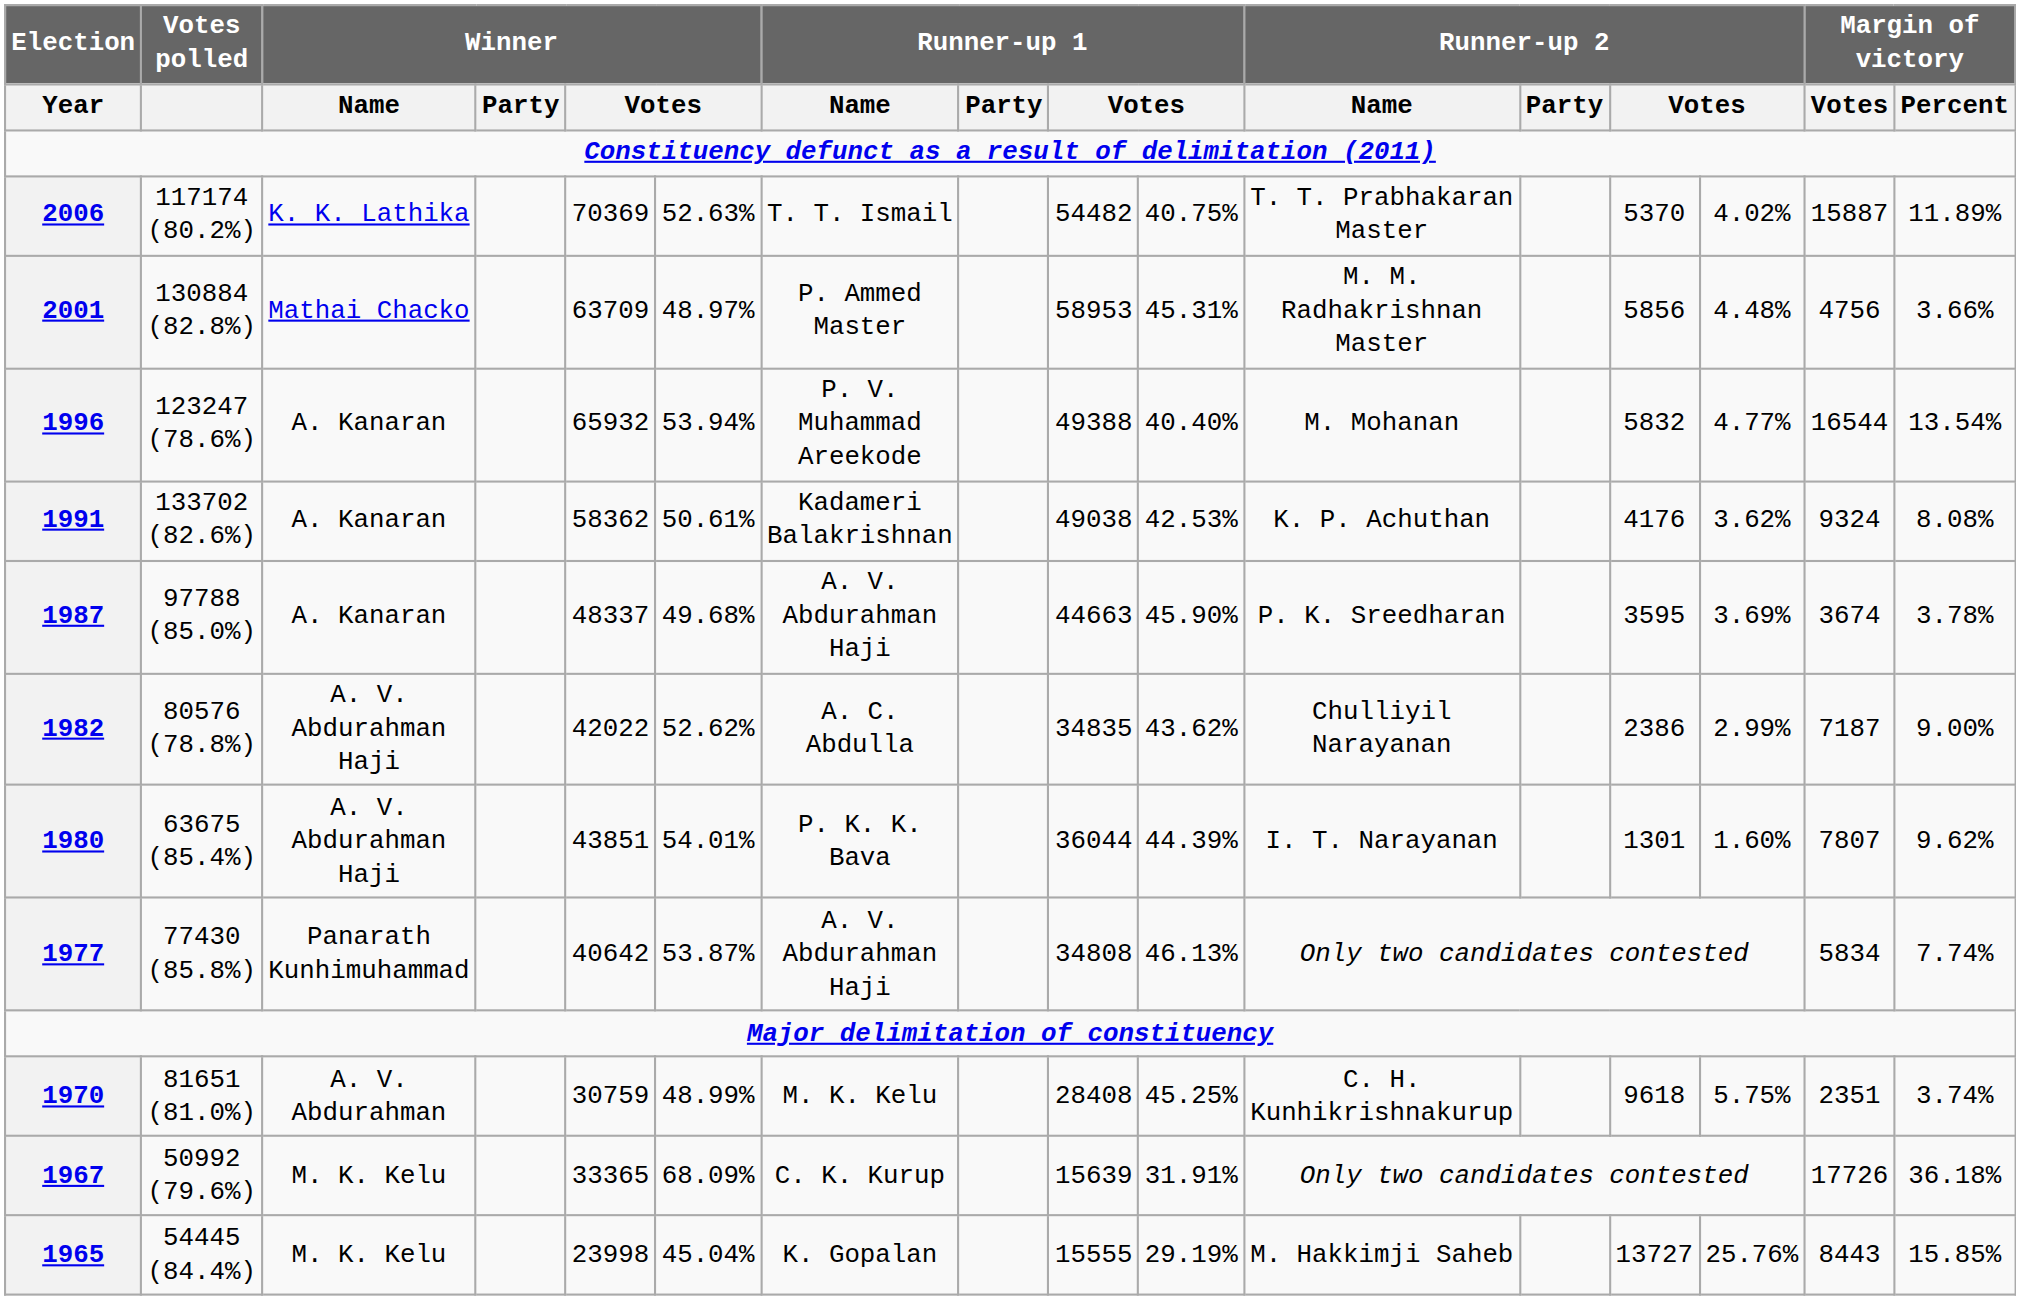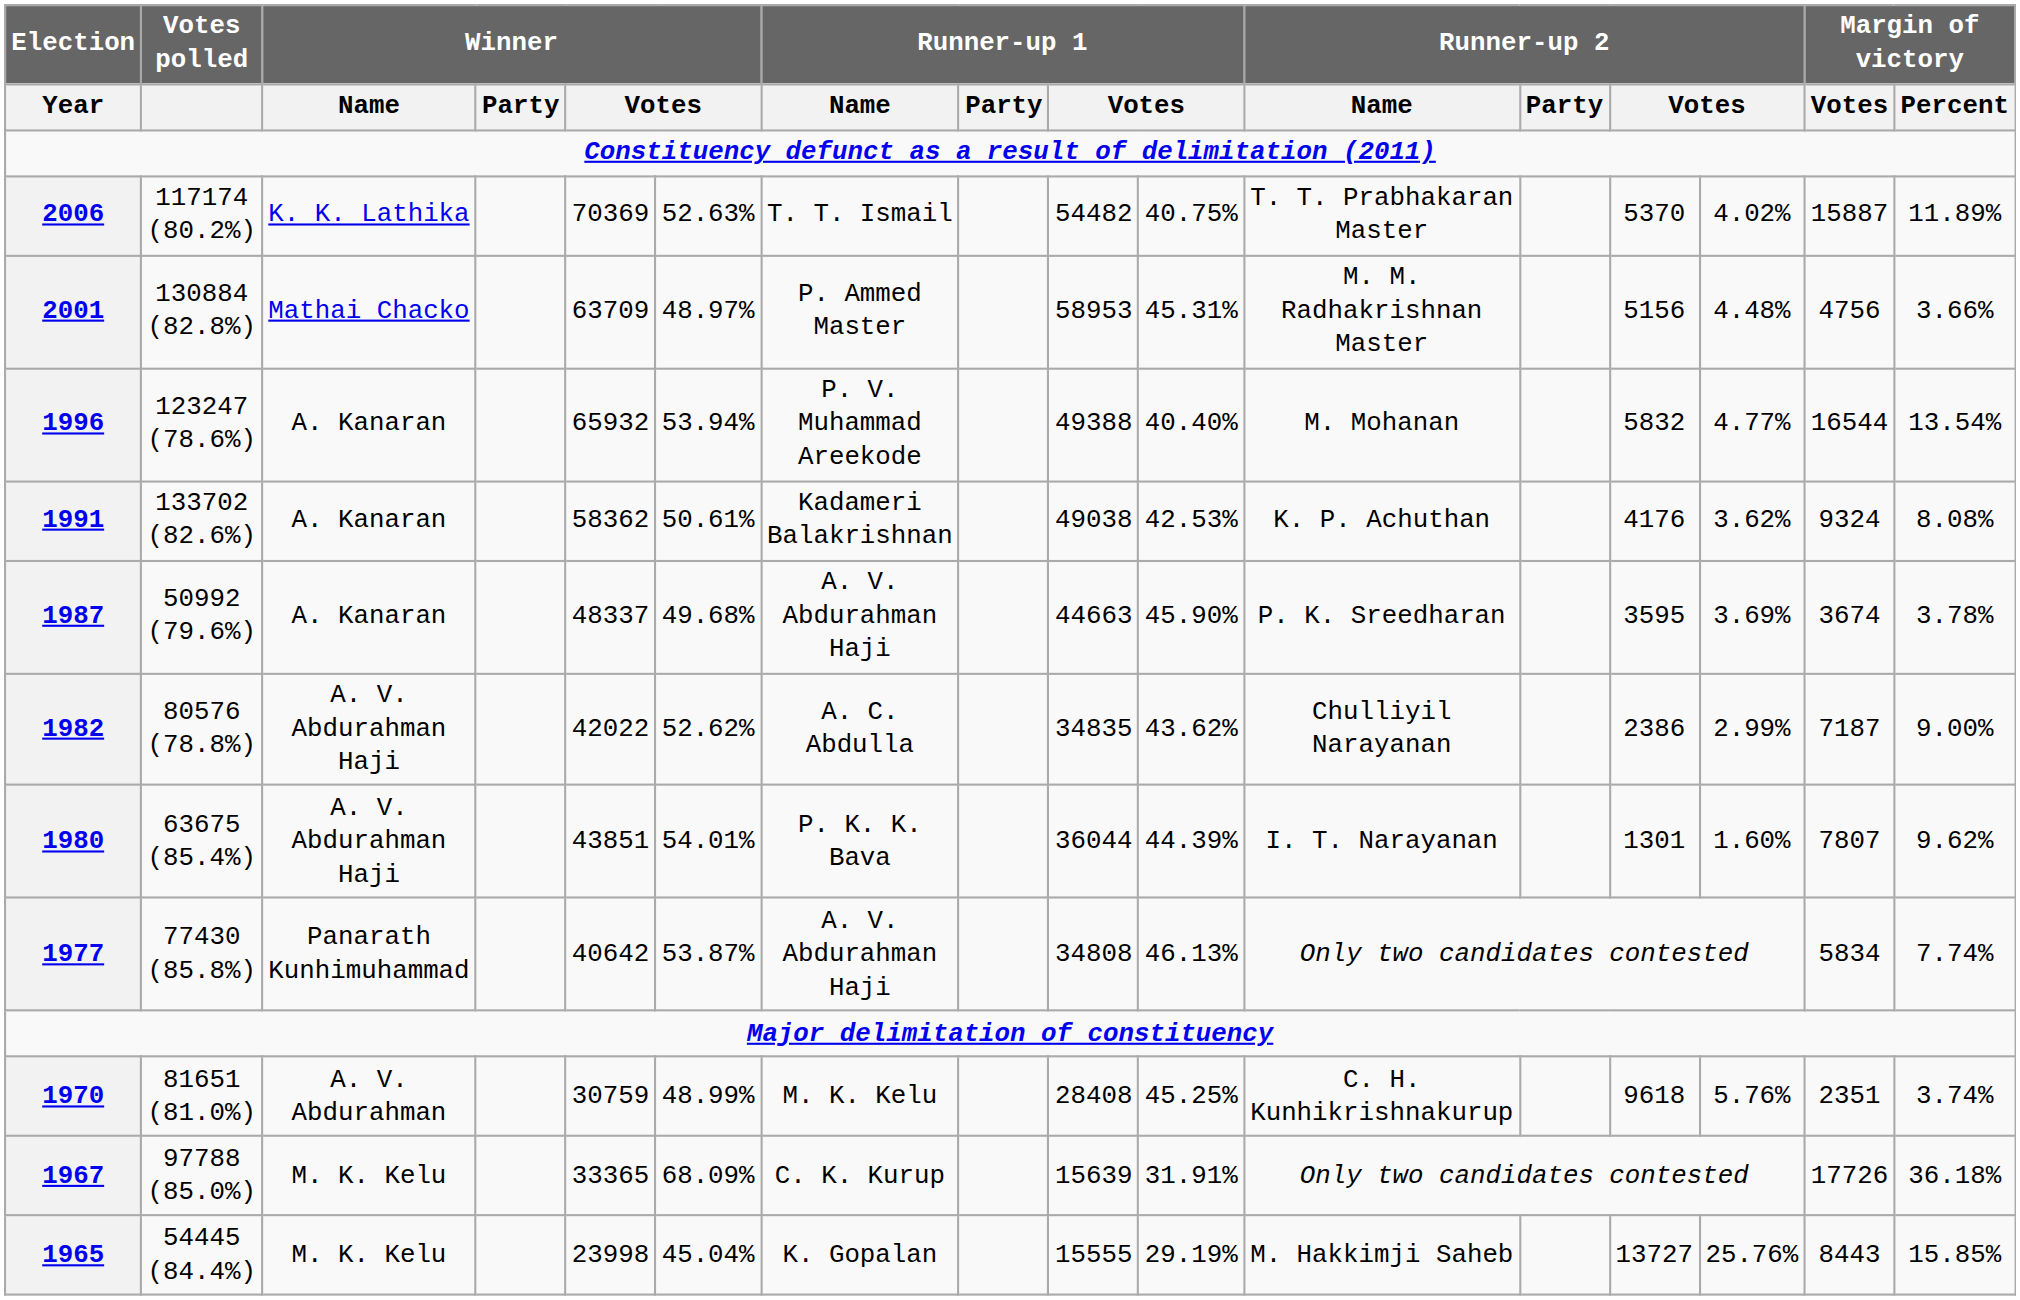(1654, 312) 5856 -> (1654, 312) 5156
(202, 617) 97788 (85.0%) -> (202, 617) 50992 (79.6%)
(1752, 1097) 5.75% -> (1752, 1097) 5.76%
(202, 1176) 50992 (79.6%) -> (202, 1176) 97788 (85.0%)
